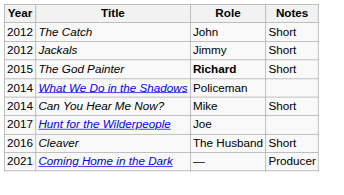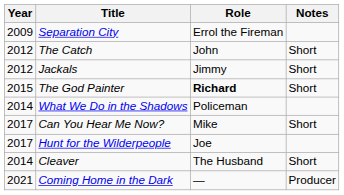+ row: (78, 32)
(20, 106) 2014 -> (20, 124) 2017
(20, 143) 2016 -> (20, 161) 2014
